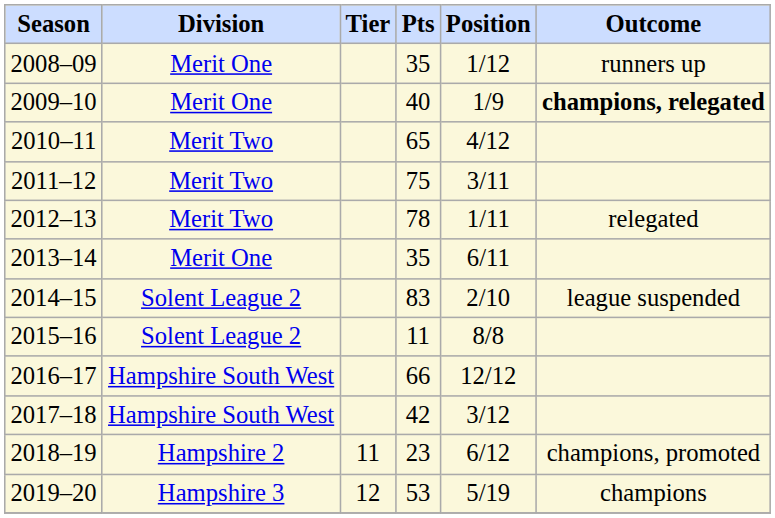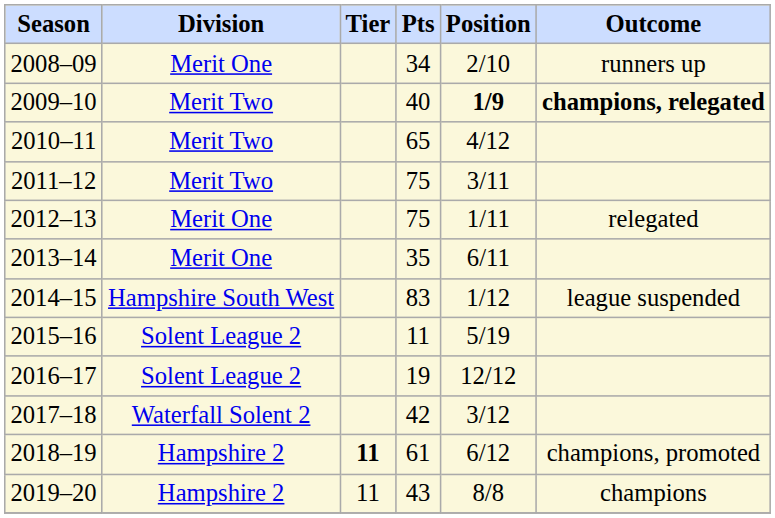(418, 63) 35 -> (418, 63) 34
(488, 63) 1/12 -> (488, 63) 2/10
(221, 102) Merit One -> (221, 102) Merit Two
(488, 102) normal -> (488, 102) bold
(221, 219) Merit Two -> (221, 219) Merit One
(418, 219) 78 -> (418, 219) 75
(221, 297) Solent League 2 -> (221, 297) Hampshire South West
(488, 297) 2/10 -> (488, 297) 1/12
(488, 336) 8/8 -> (488, 336) 5/19
(221, 375) Hampshire South West -> (221, 375) Solent League 2
(418, 375) 66 -> (418, 375) 19
(221, 414) Hampshire South West -> (221, 414) Waterfall Solent 2
(368, 453) normal -> (368, 453) bold
(418, 453) 23 -> (418, 453) 61
(221, 492) Hampshire 3 -> (221, 492) Hampshire 2
(368, 492) 12 -> (368, 492) 11
(418, 492) 53 -> (418, 492) 43
(488, 492) 5/19 -> (488, 492) 8/8
